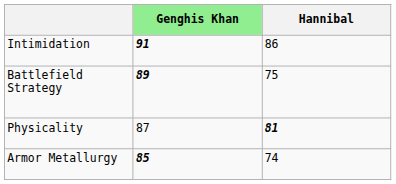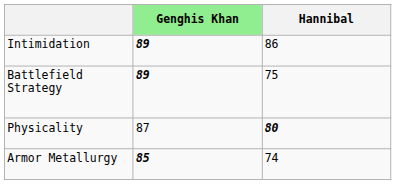(143, 44) 91 -> (143, 44) 89
(272, 128) 81 -> (272, 128) 80
